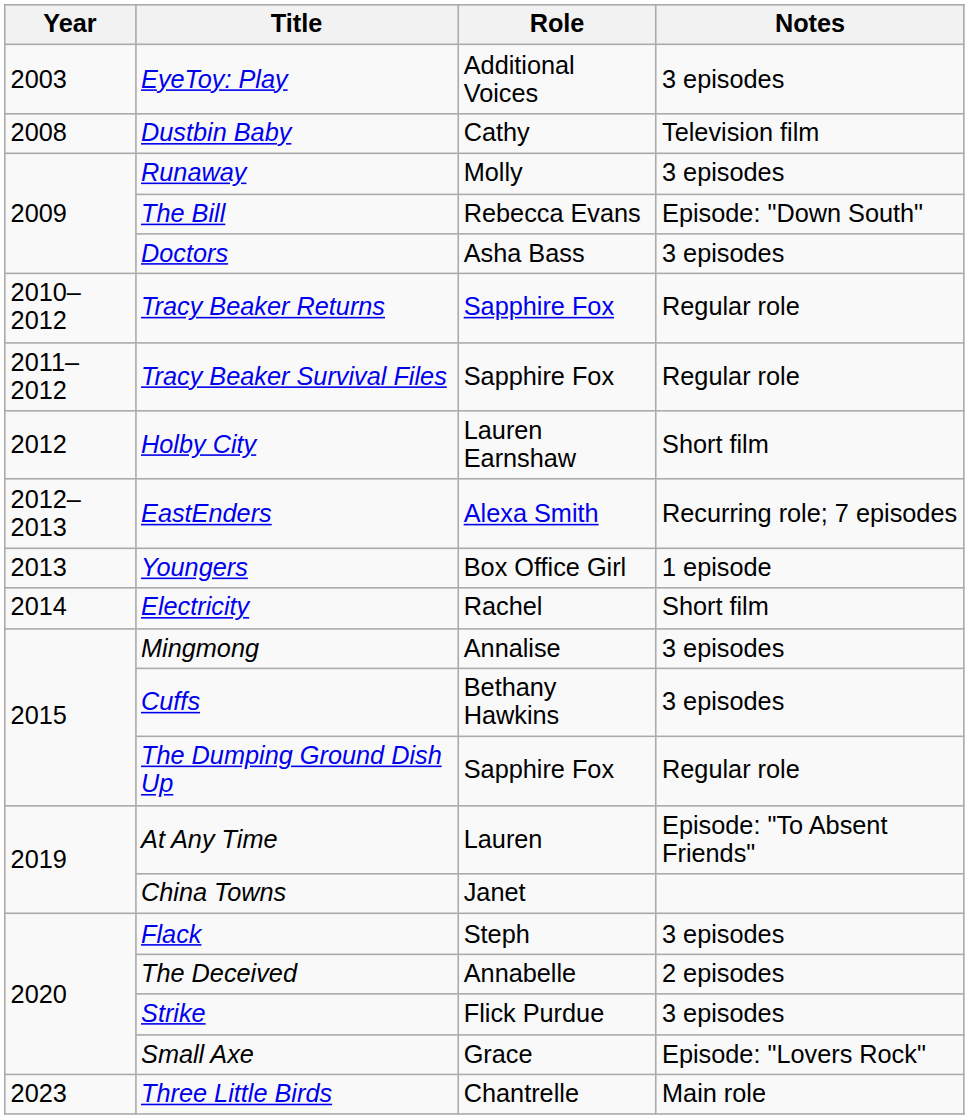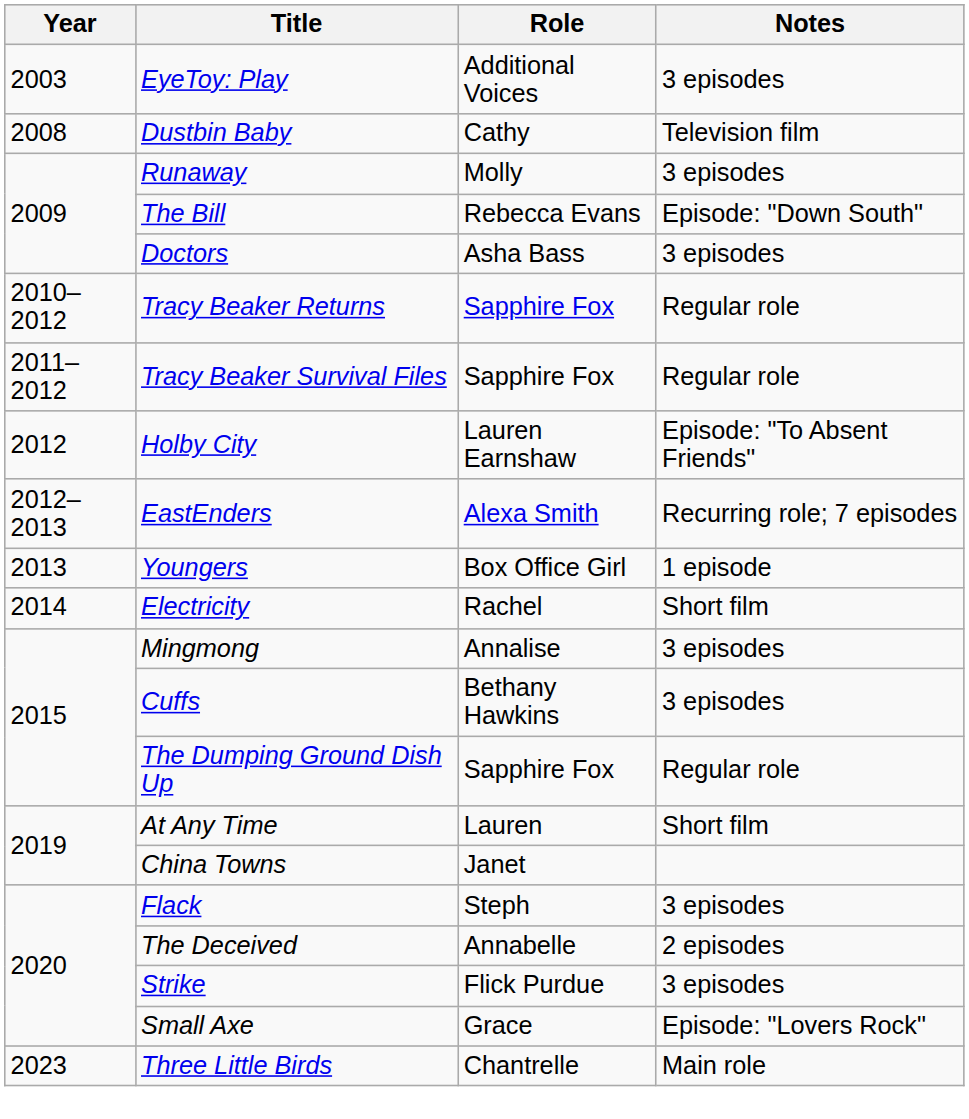(715, 444) Short film -> (775, 444) Episode: "To Absent Friends"
(775, 839) Episode: "To Absent Friends" -> (715, 825) Short film
